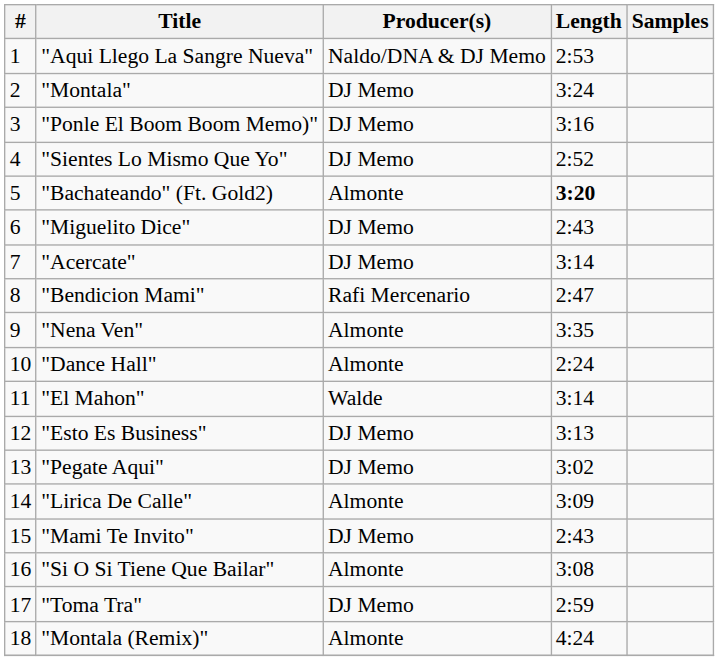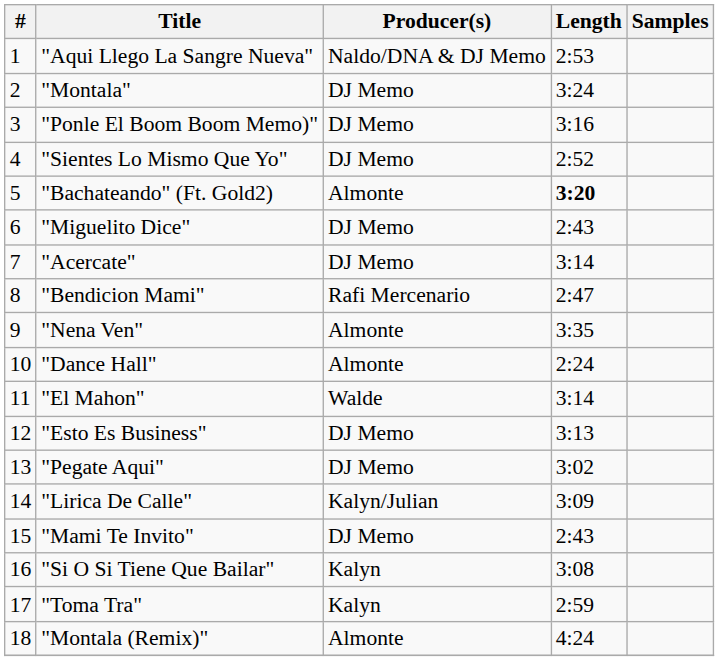(366, 501) Almonte -> (383, 501) Kalyn/Julian
(366, 569) Almonte -> (354, 569) Kalyn
(371, 603) DJ Memo -> (354, 603) Kalyn
